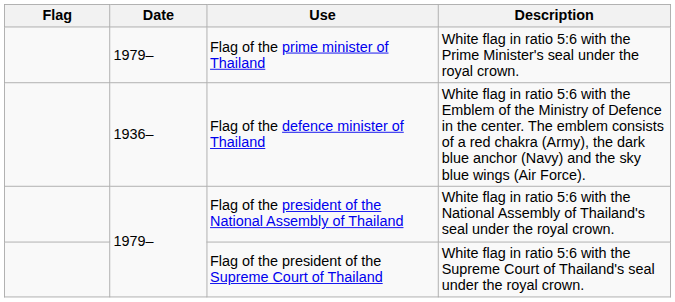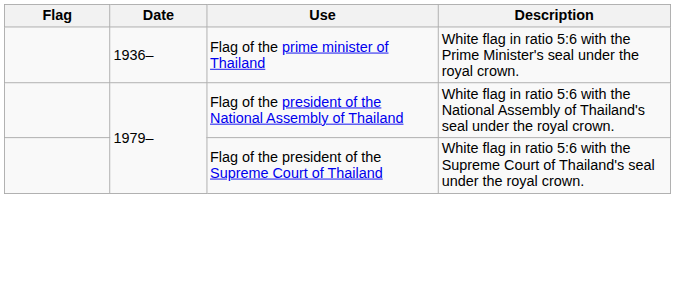(133, 54) 1979– -> (133, 54) 1936–
- row: (307, 134)
